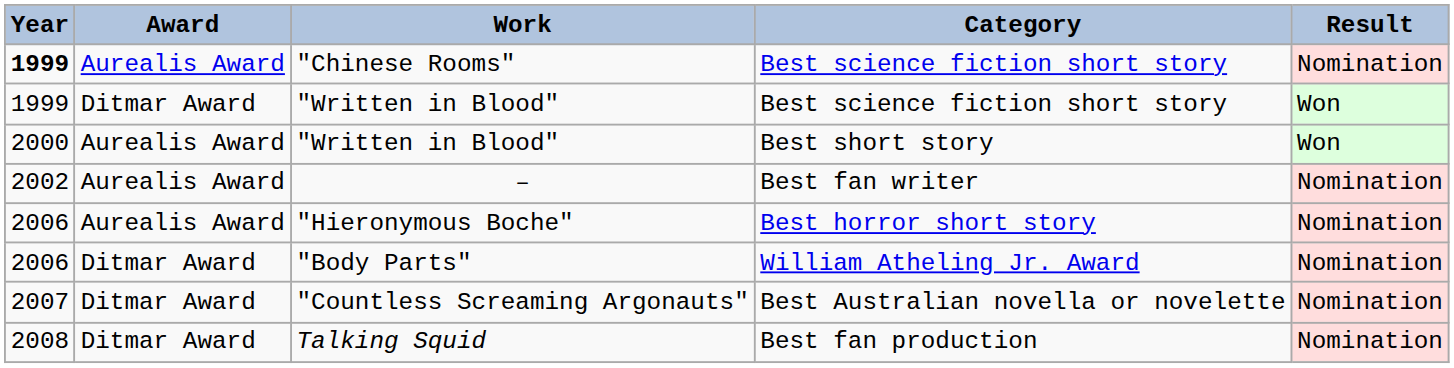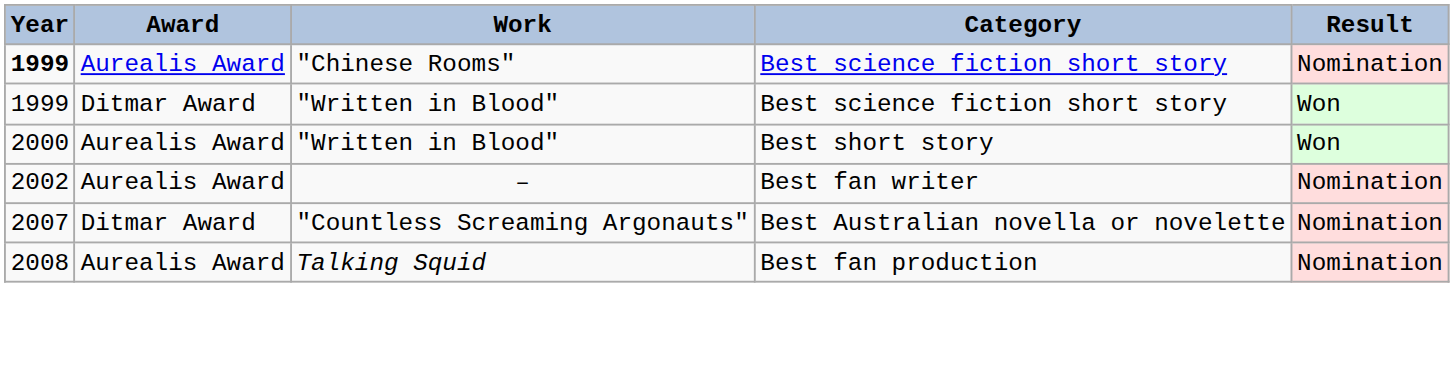- row: (435, 223)
- row: (384, 262)
(168, 342) Ditmar Award -> (183, 262) Aurealis Award
